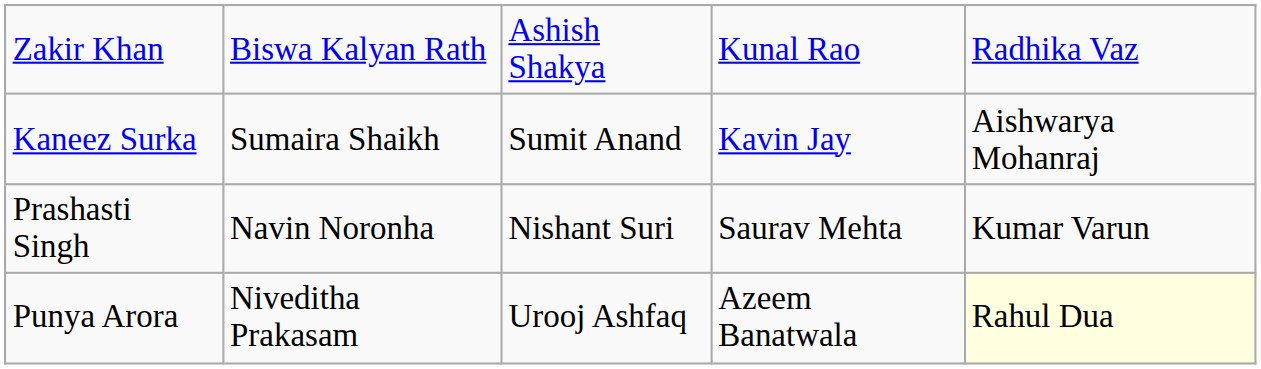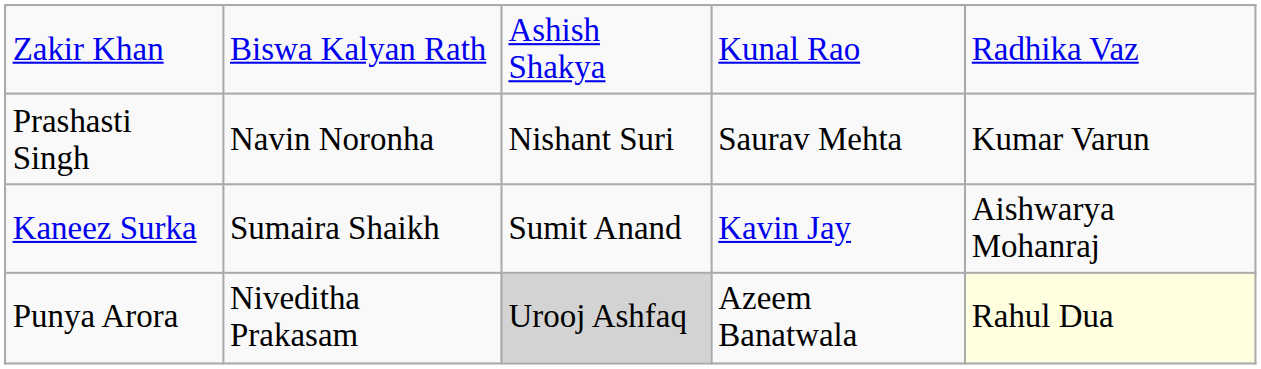rows swapped: (105, 138) <-> (72, 227)
(598, 317) no background -> (598, 317) lightgrey background
